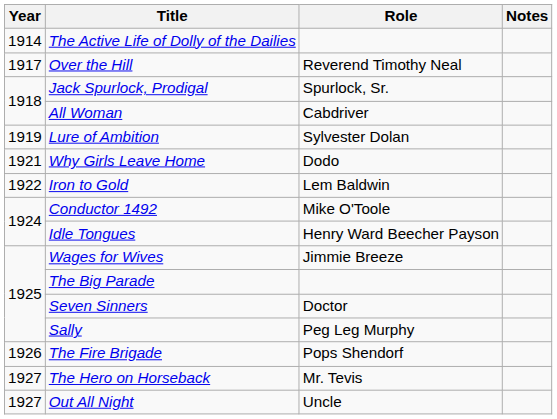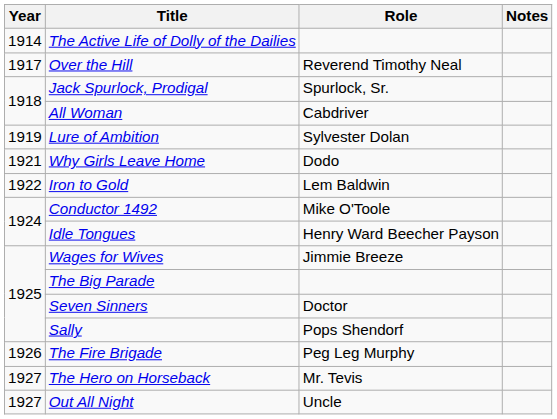(359, 329) Peg Leg Murphy -> (353, 329) Pops Shendorf
(353, 354) Pops Shendorf -> (359, 354) Peg Leg Murphy
